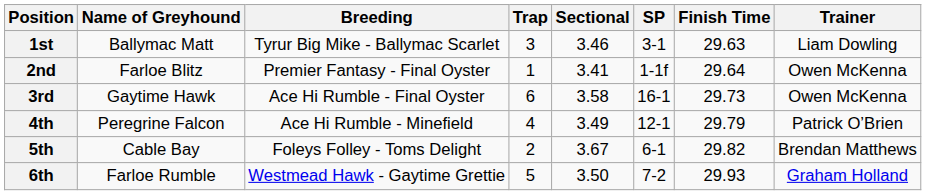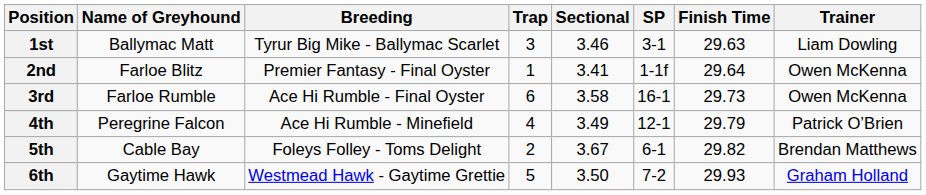(161, 96) Gaytime Hawk -> (161, 96) Farloe Rumble
(161, 176) Farloe Rumble -> (161, 176) Gaytime Hawk
